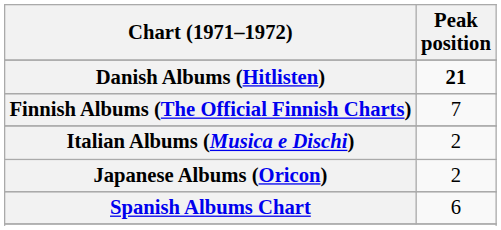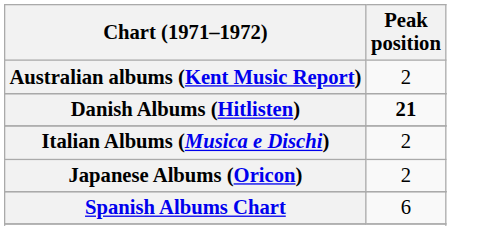+ row: (185, 76)
- row: (210, 109)
